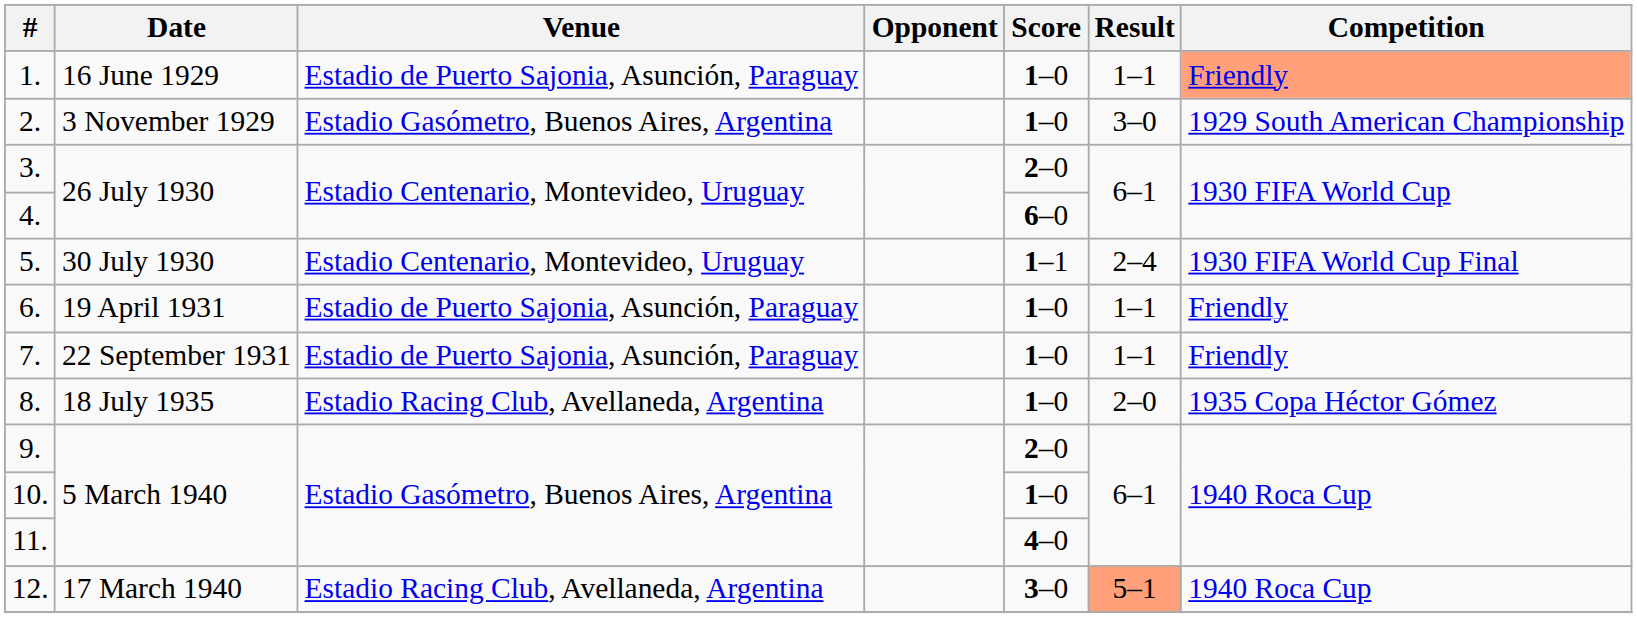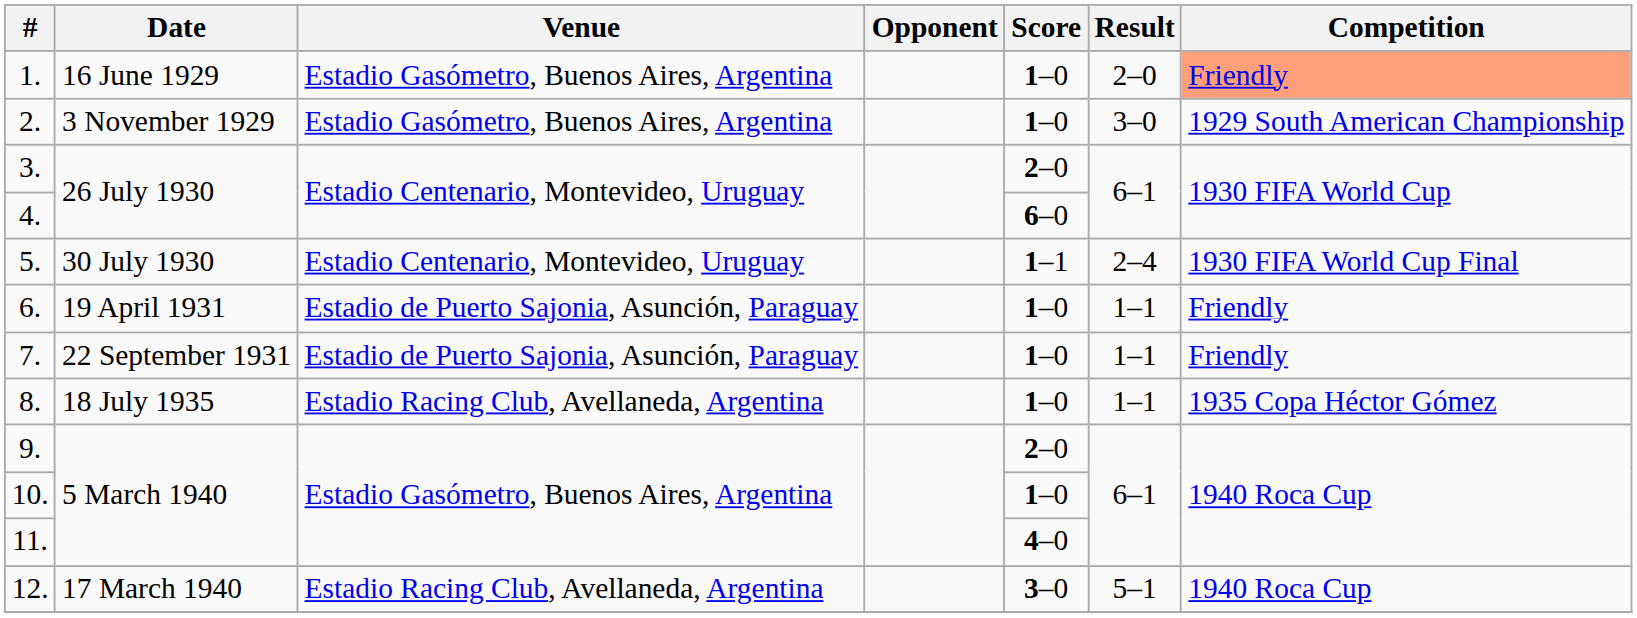(581, 74) Estadio de Puerto Sajonia, Asunción, Paraguay -> (568, 74) Estadio Gasómetro, Buenos Aires, Argentina
(1135, 74) 1–1 -> (1135, 74) 2–0
(1135, 401) 2–0 -> (1135, 401) 1–1
(1135, 588) lightsalmon background -> (1135, 588) no background
